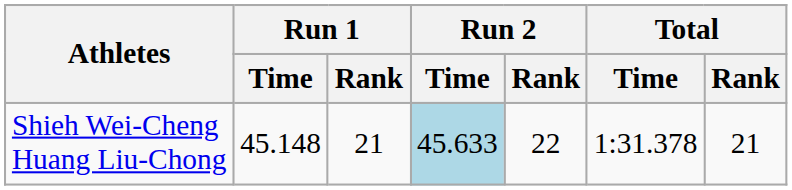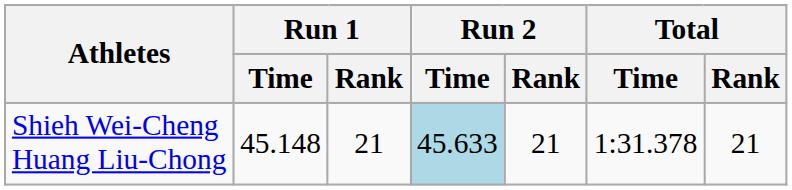(546, 143) 22 -> (546, 143) 21
